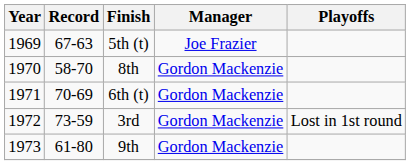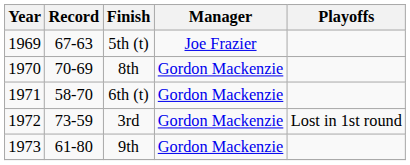(74, 69) 58-70 -> (74, 69) 70-69
(74, 95) 70-69 -> (74, 95) 58-70
